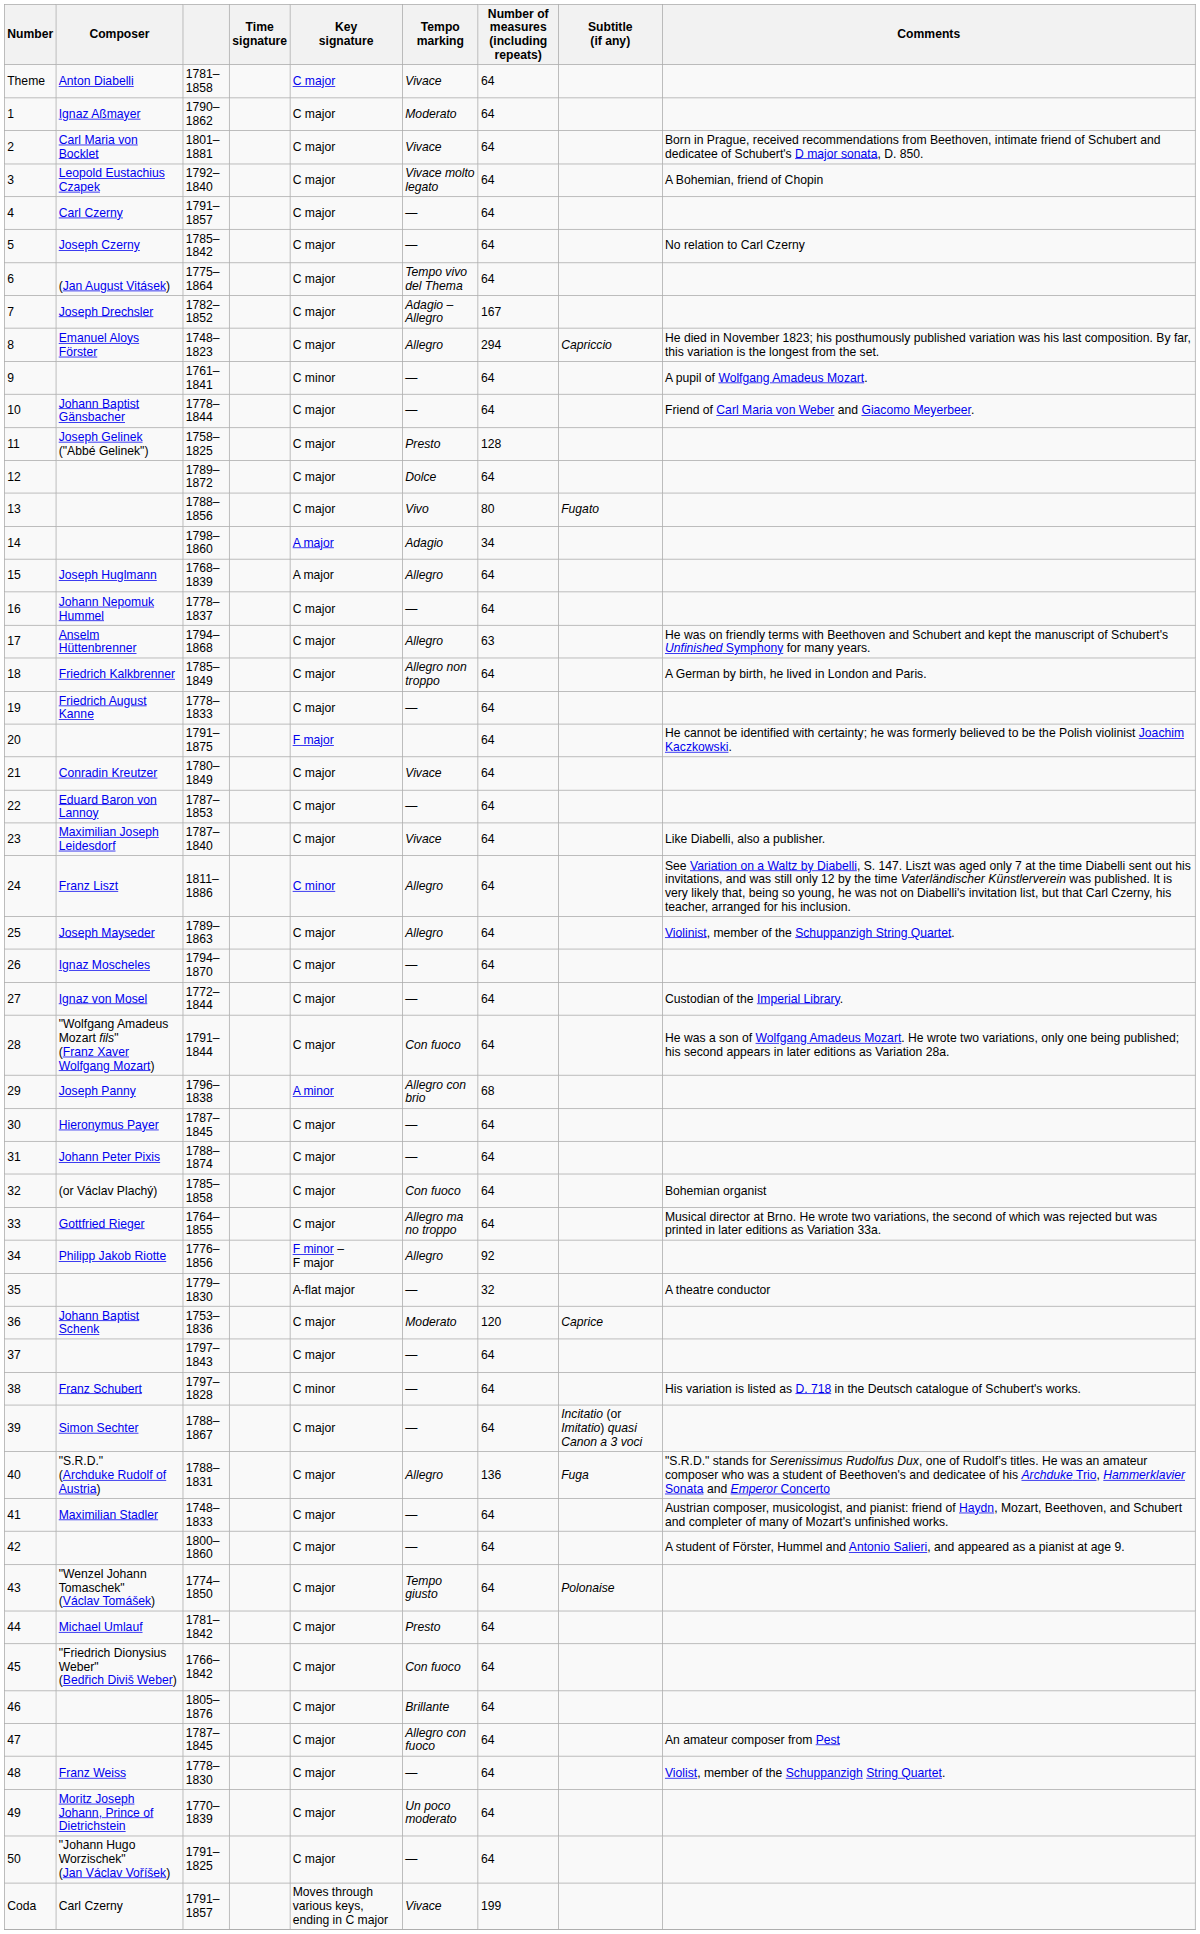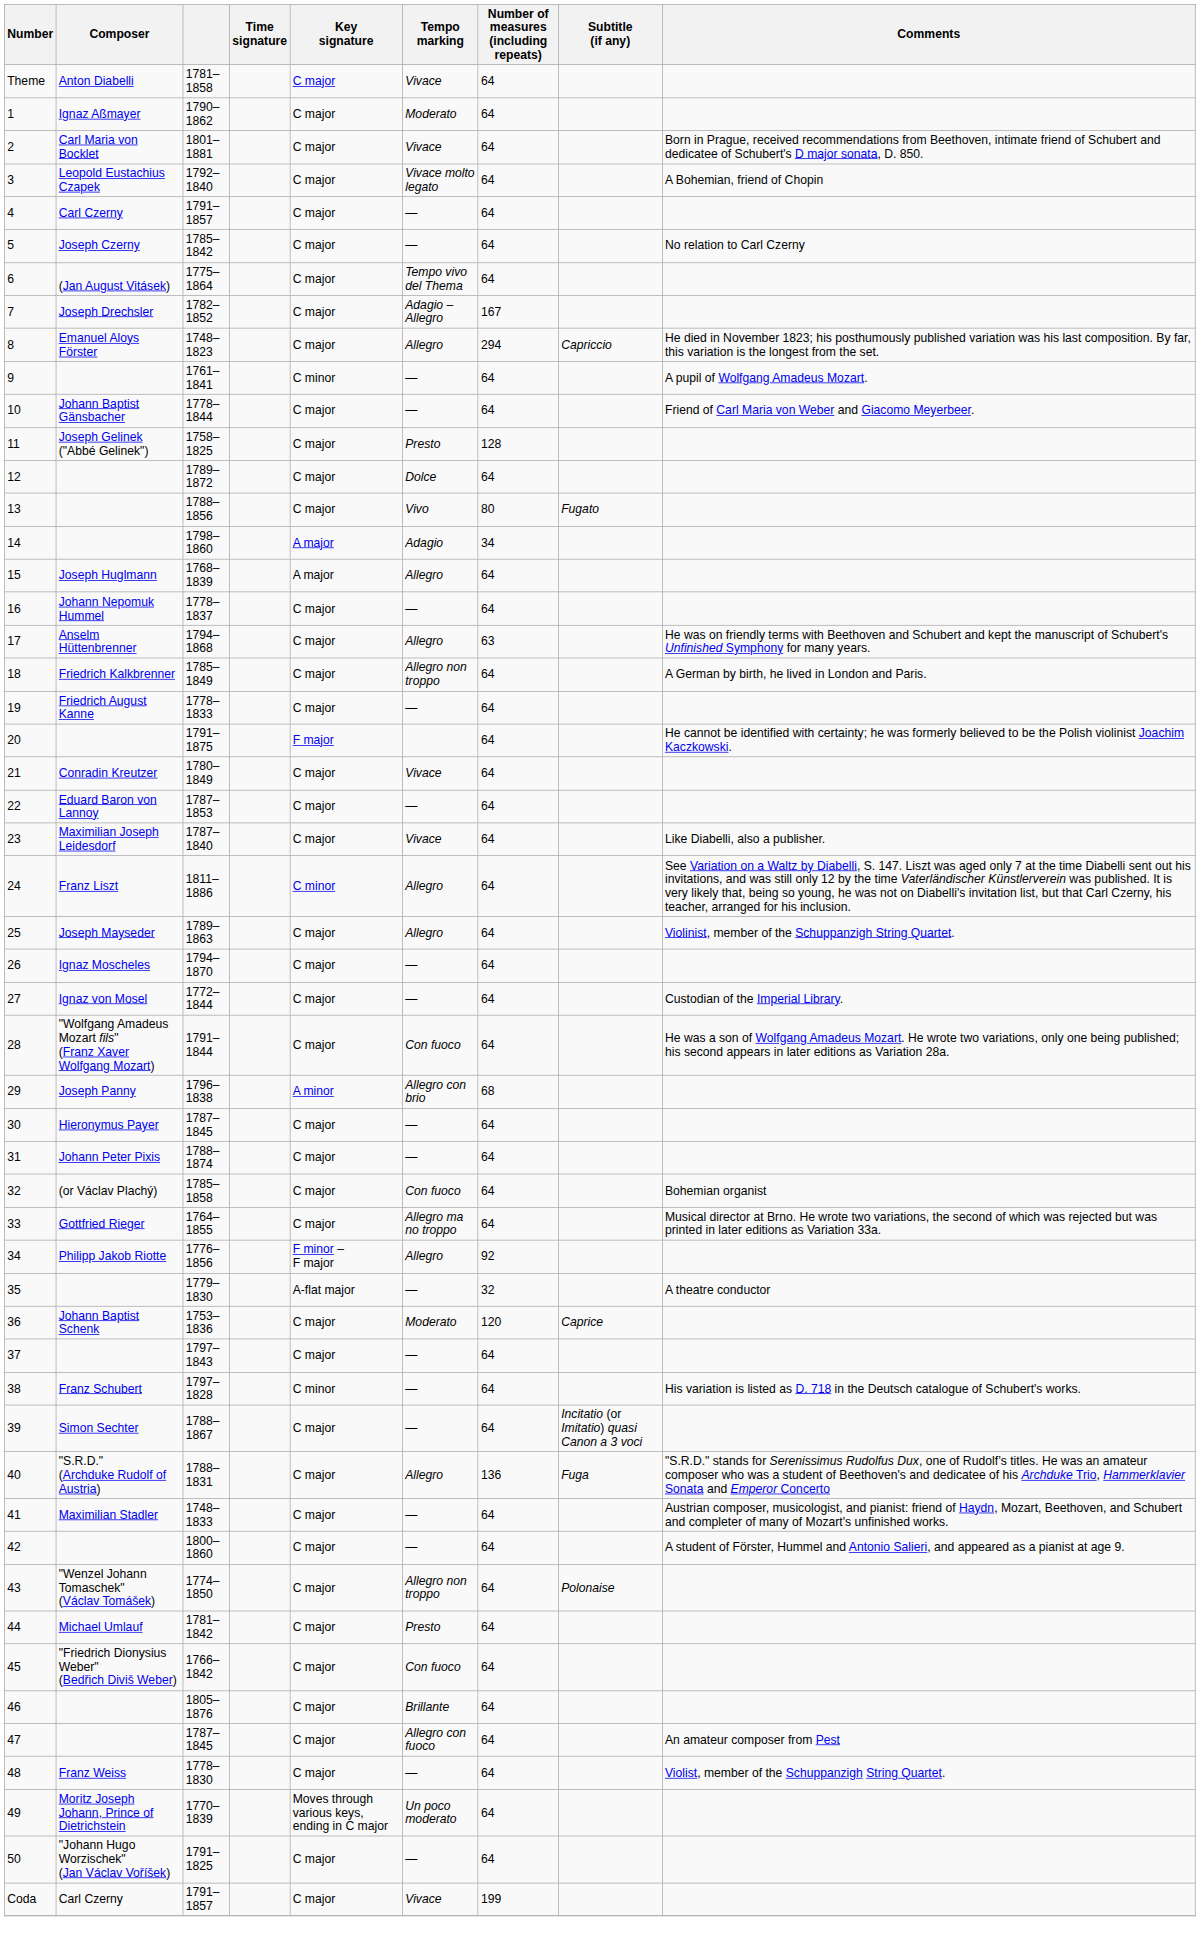(424, 1587) Tempo giusto -> (436, 1587) Allegro non troppo
(314, 1812) C major -> (340, 1812) Moves through various keys, ending in C major
(340, 1906) Moves through various keys, ending in C major -> (314, 1899) C major
